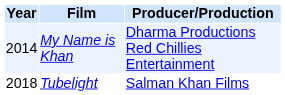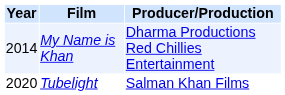(22, 83) 2018 -> (22, 83) 2020
